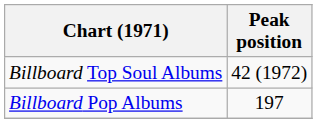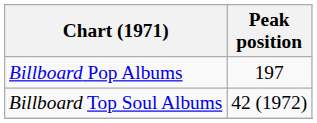rows swapped: (96, 103) <-> (116, 72)
